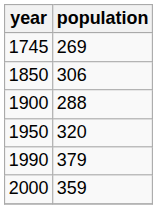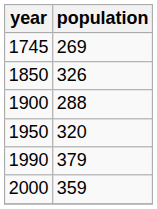(72, 75) 306 -> (72, 75) 326
